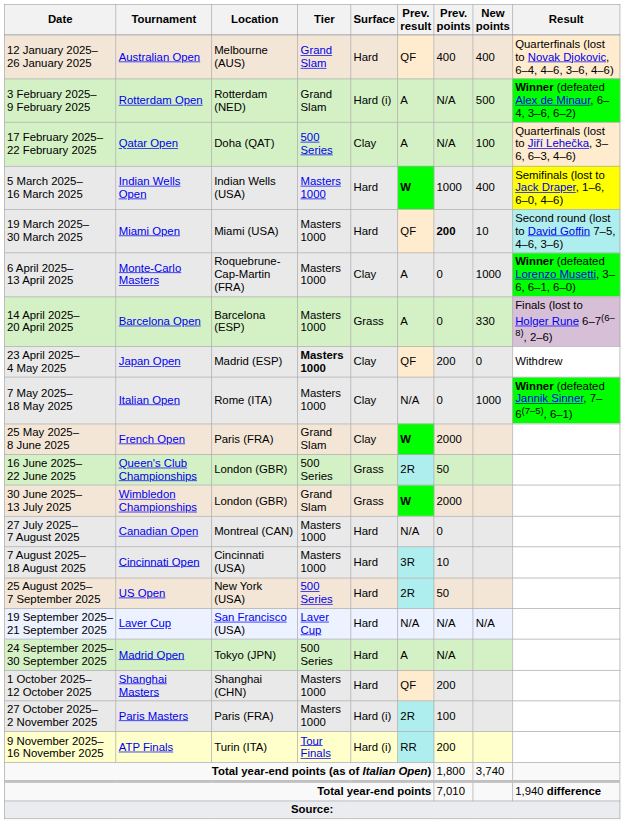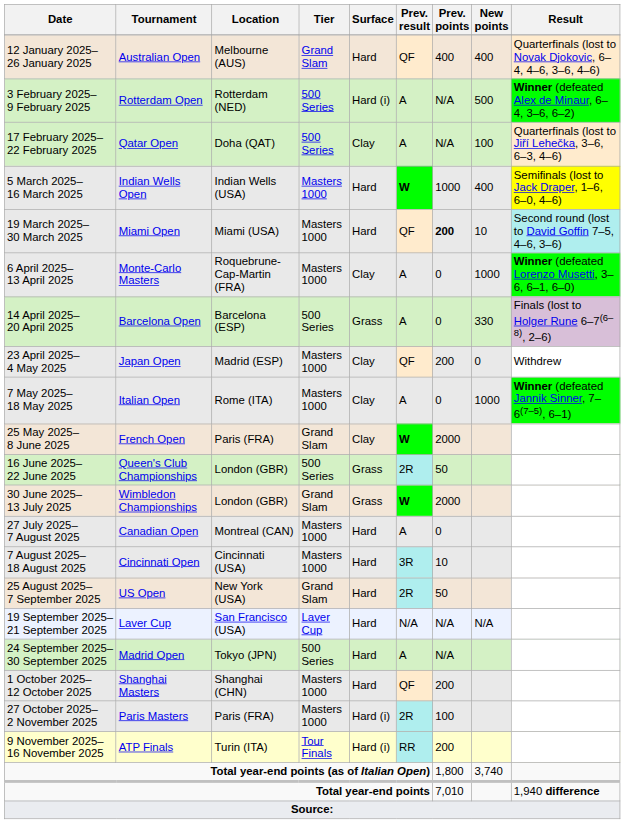(316, 100) Grand Slam -> (318, 100) 500 Series
(321, 321) Masters 1000 -> (318, 321) 500 Series
(322, 361) bold -> (322, 361) normal
(410, 400) N/A -> (403, 400) A
(410, 531) N/A -> (403, 531) A
(317, 593) 500 Series -> (317, 593) Grand Slam
